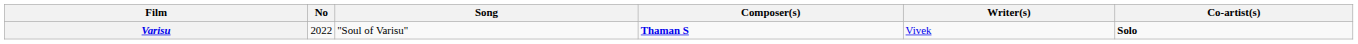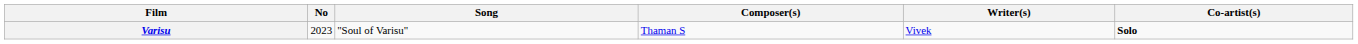(321, 30) 2022 -> (321, 30) 2023
(665, 30) bold -> (663, 30) normal
